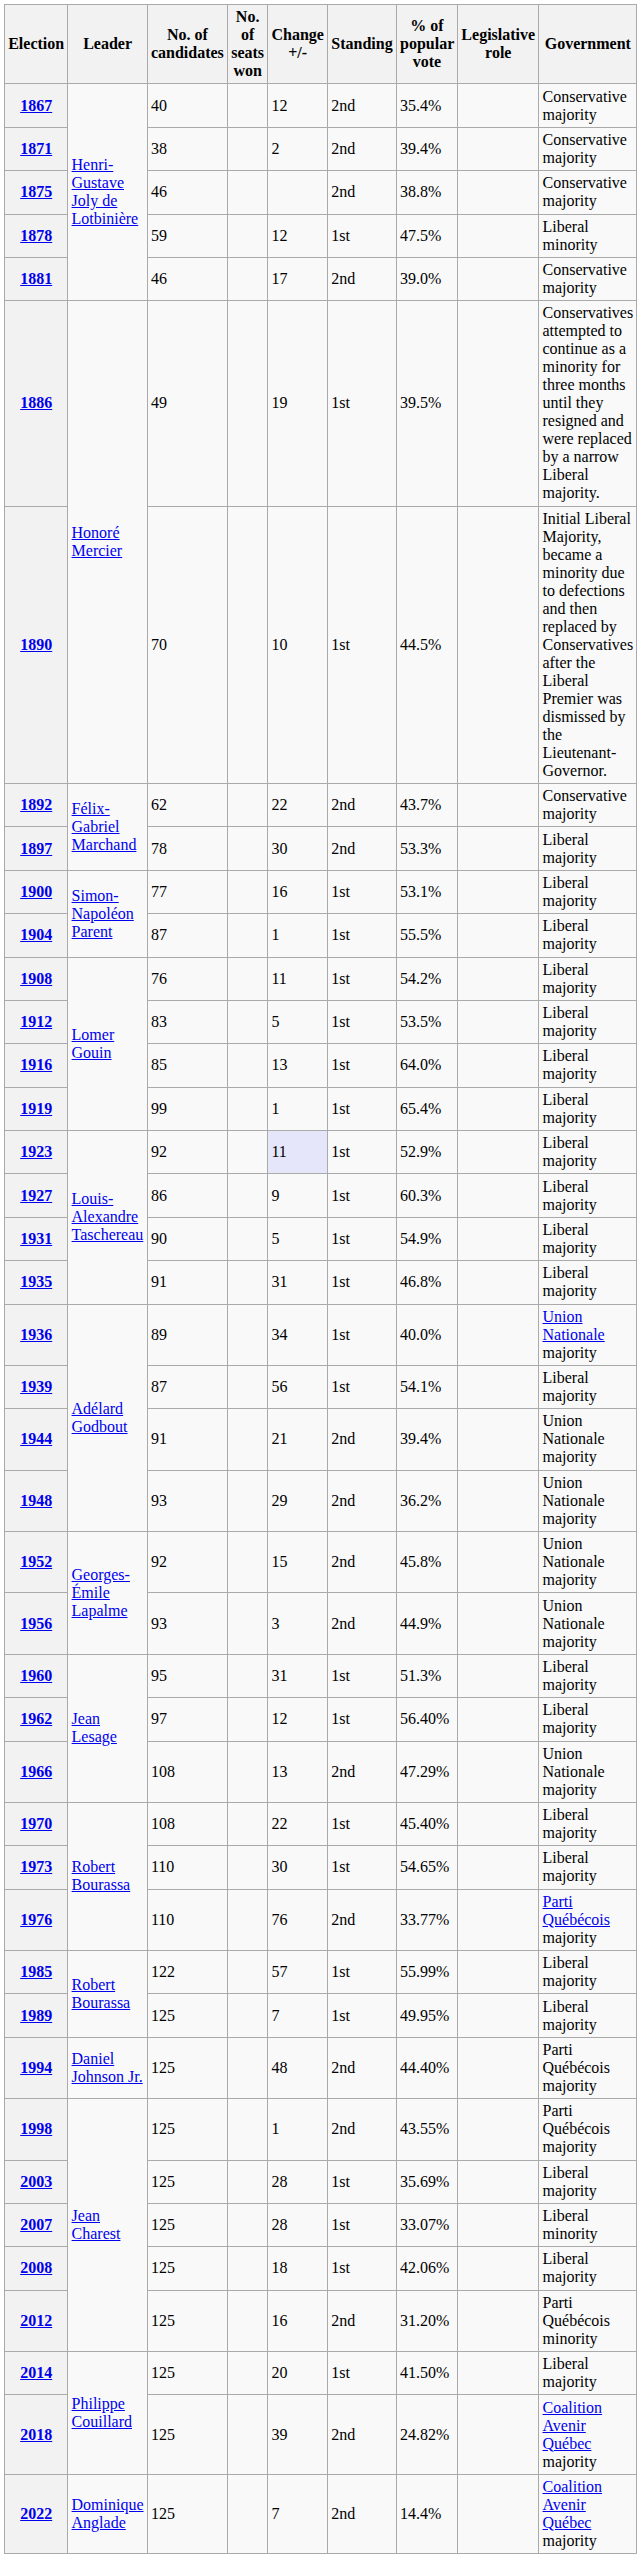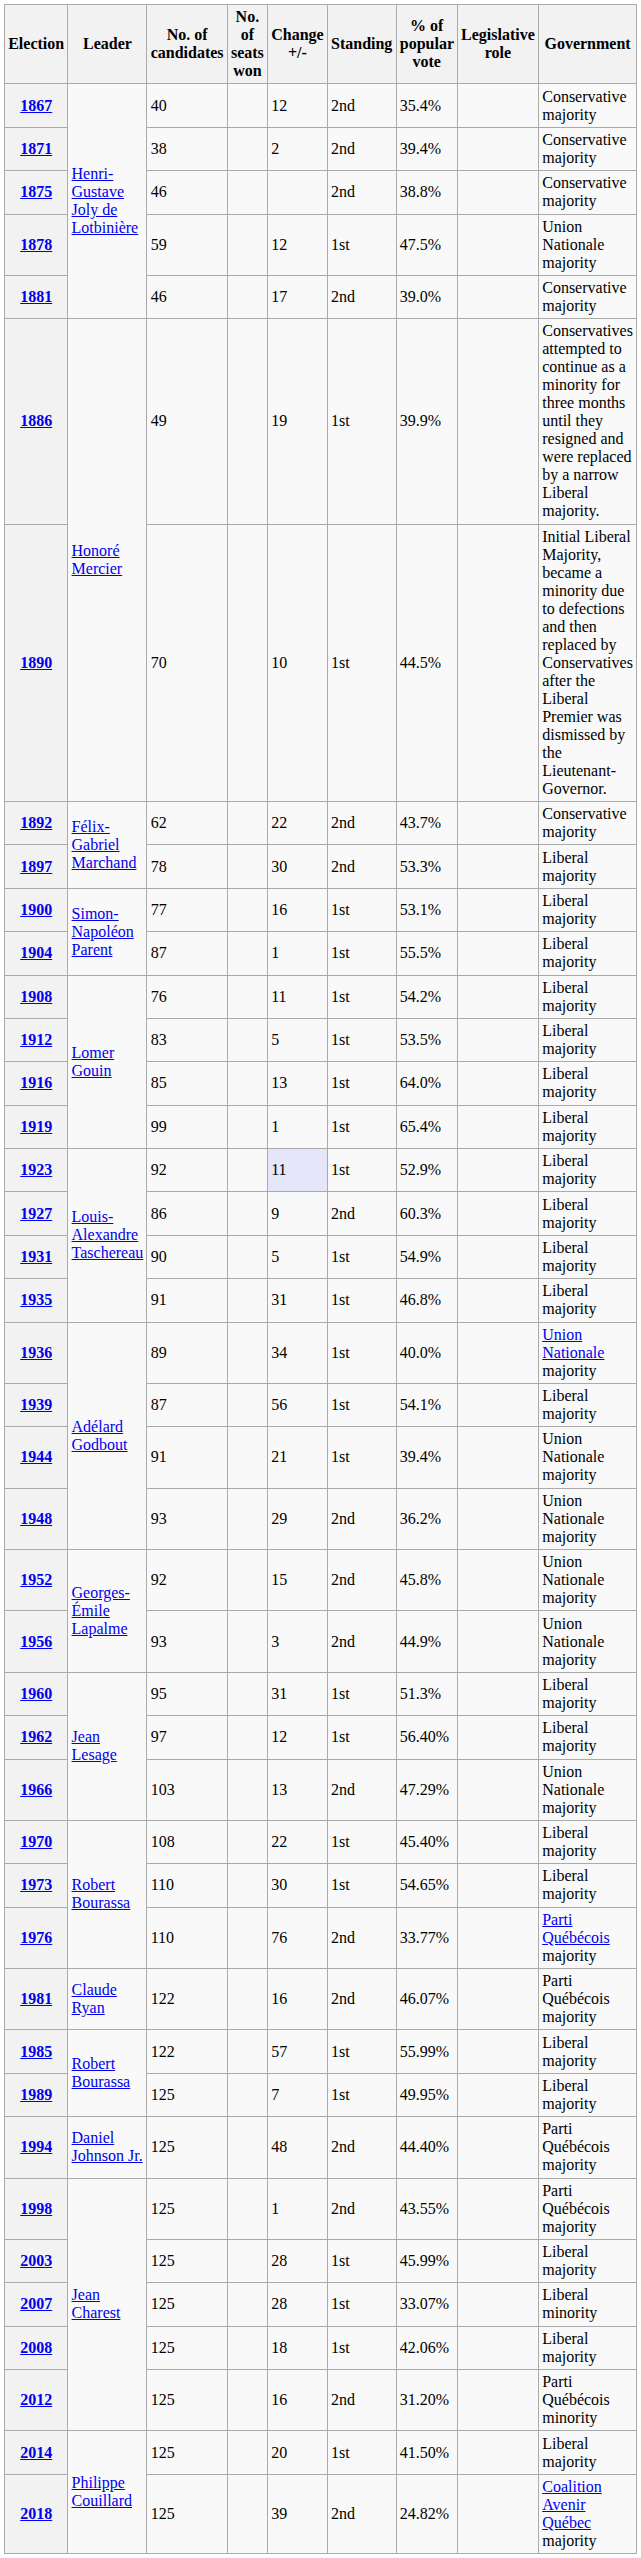(570, 235) Liberal minority -> (573, 244) Union Nationale majority
(421, 403) 39.5% -> (420, 421) 39.9%
(341, 1195) 1st -> (343, 1213) 2nd
(343, 1439) 2nd -> (340, 1457) 1st
(163, 1771) 108 -> (163, 1789) 103
+ row: (36, 1999)
(425, 2181) 35.69% -> (424, 2261) 45.99%
- row: (36, 2513)
